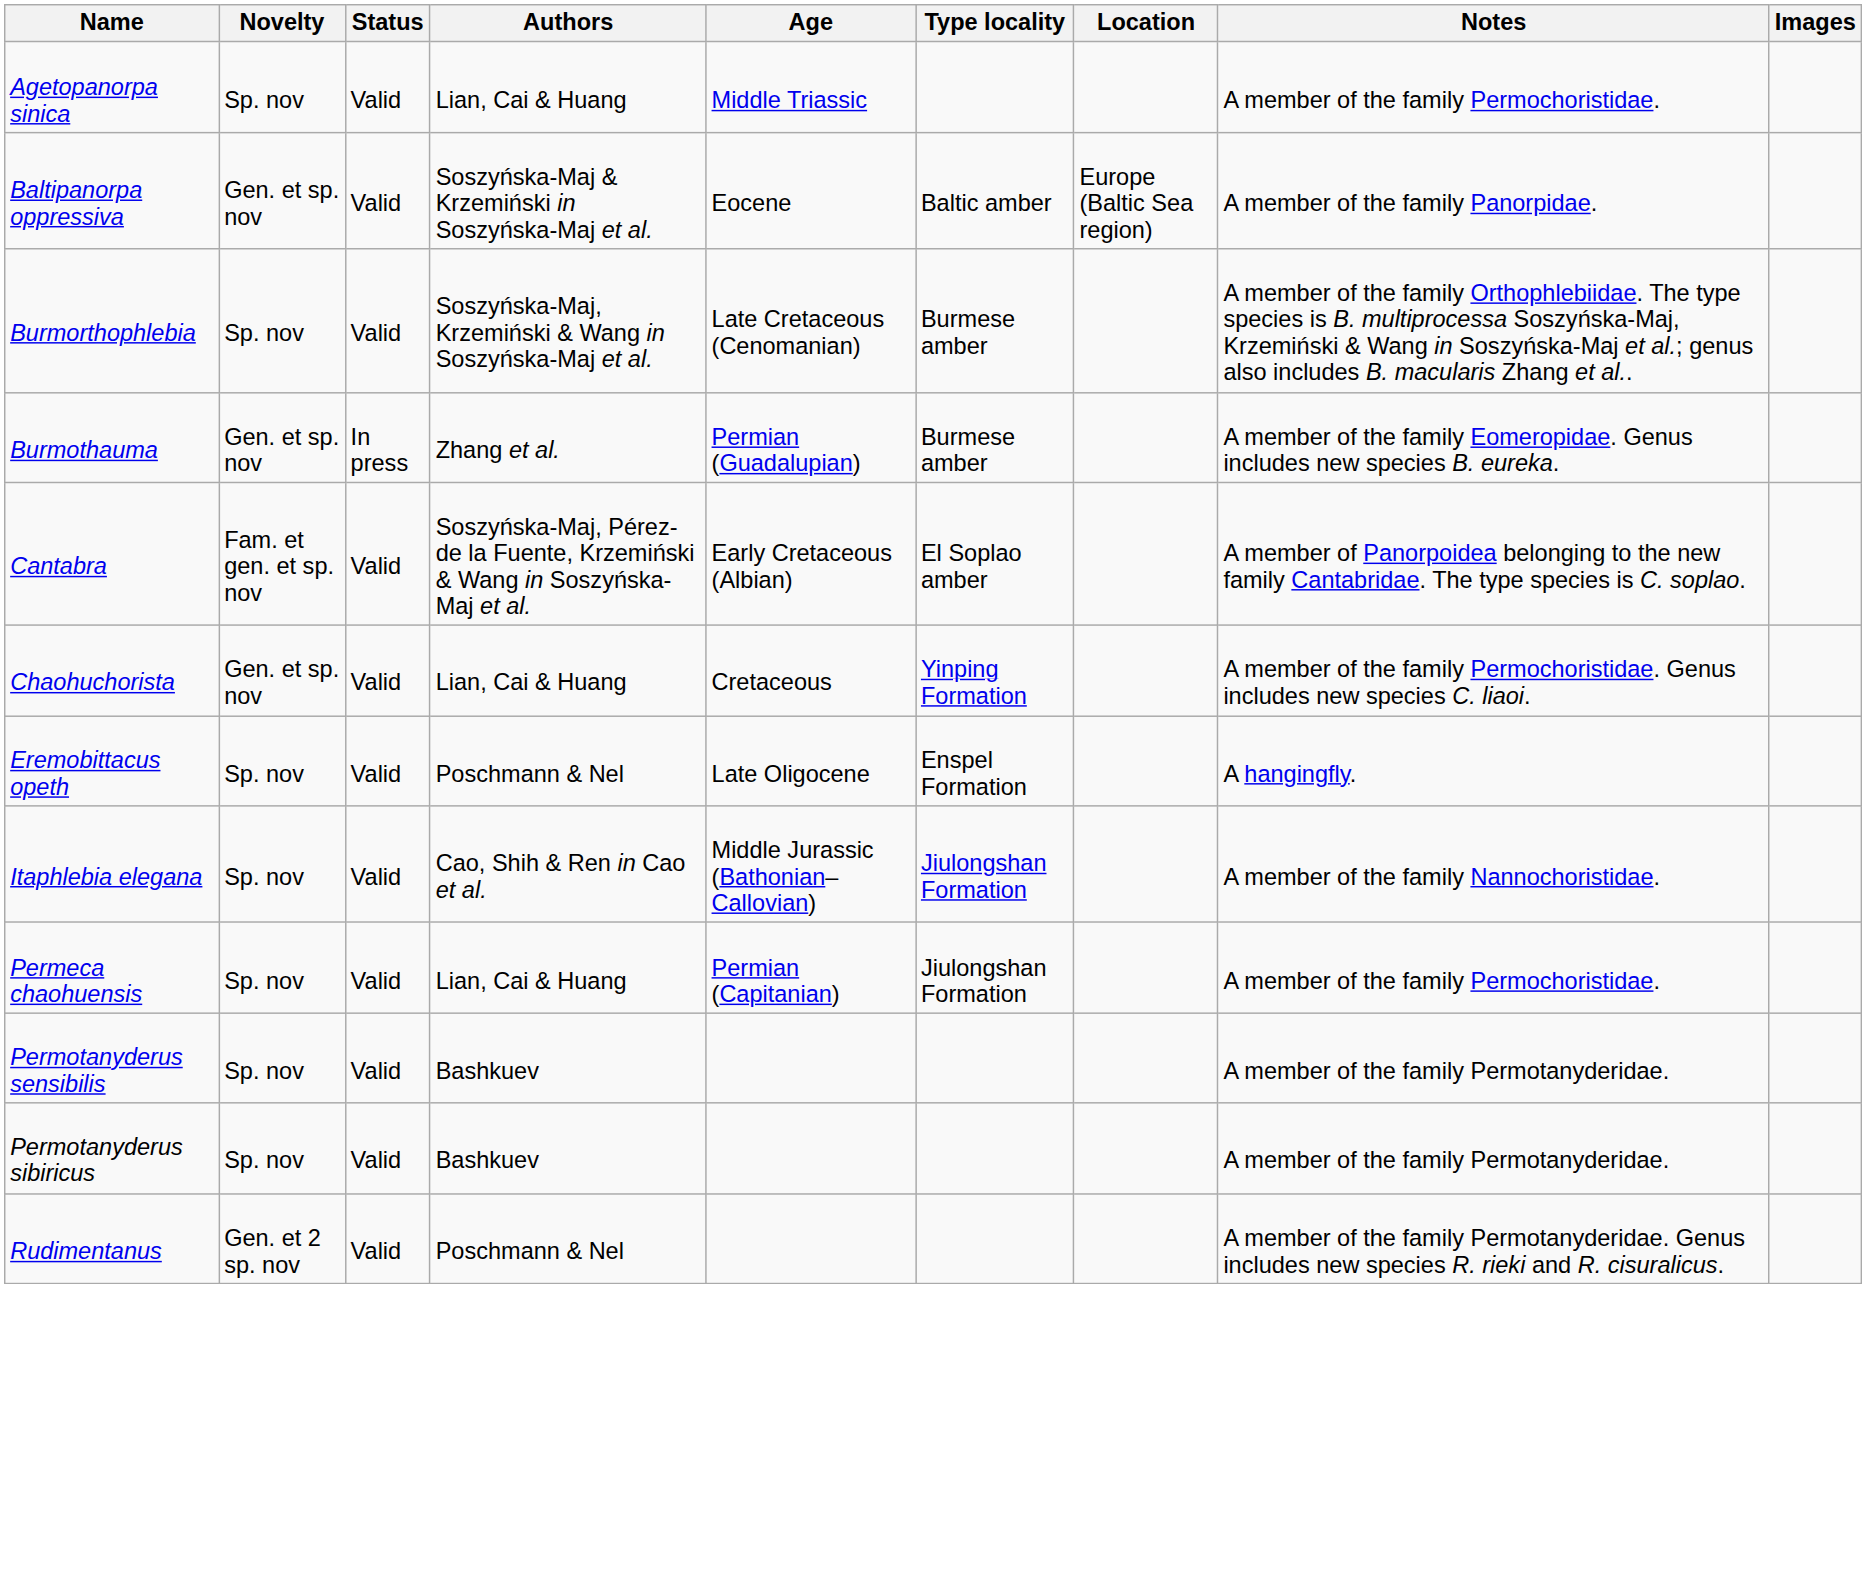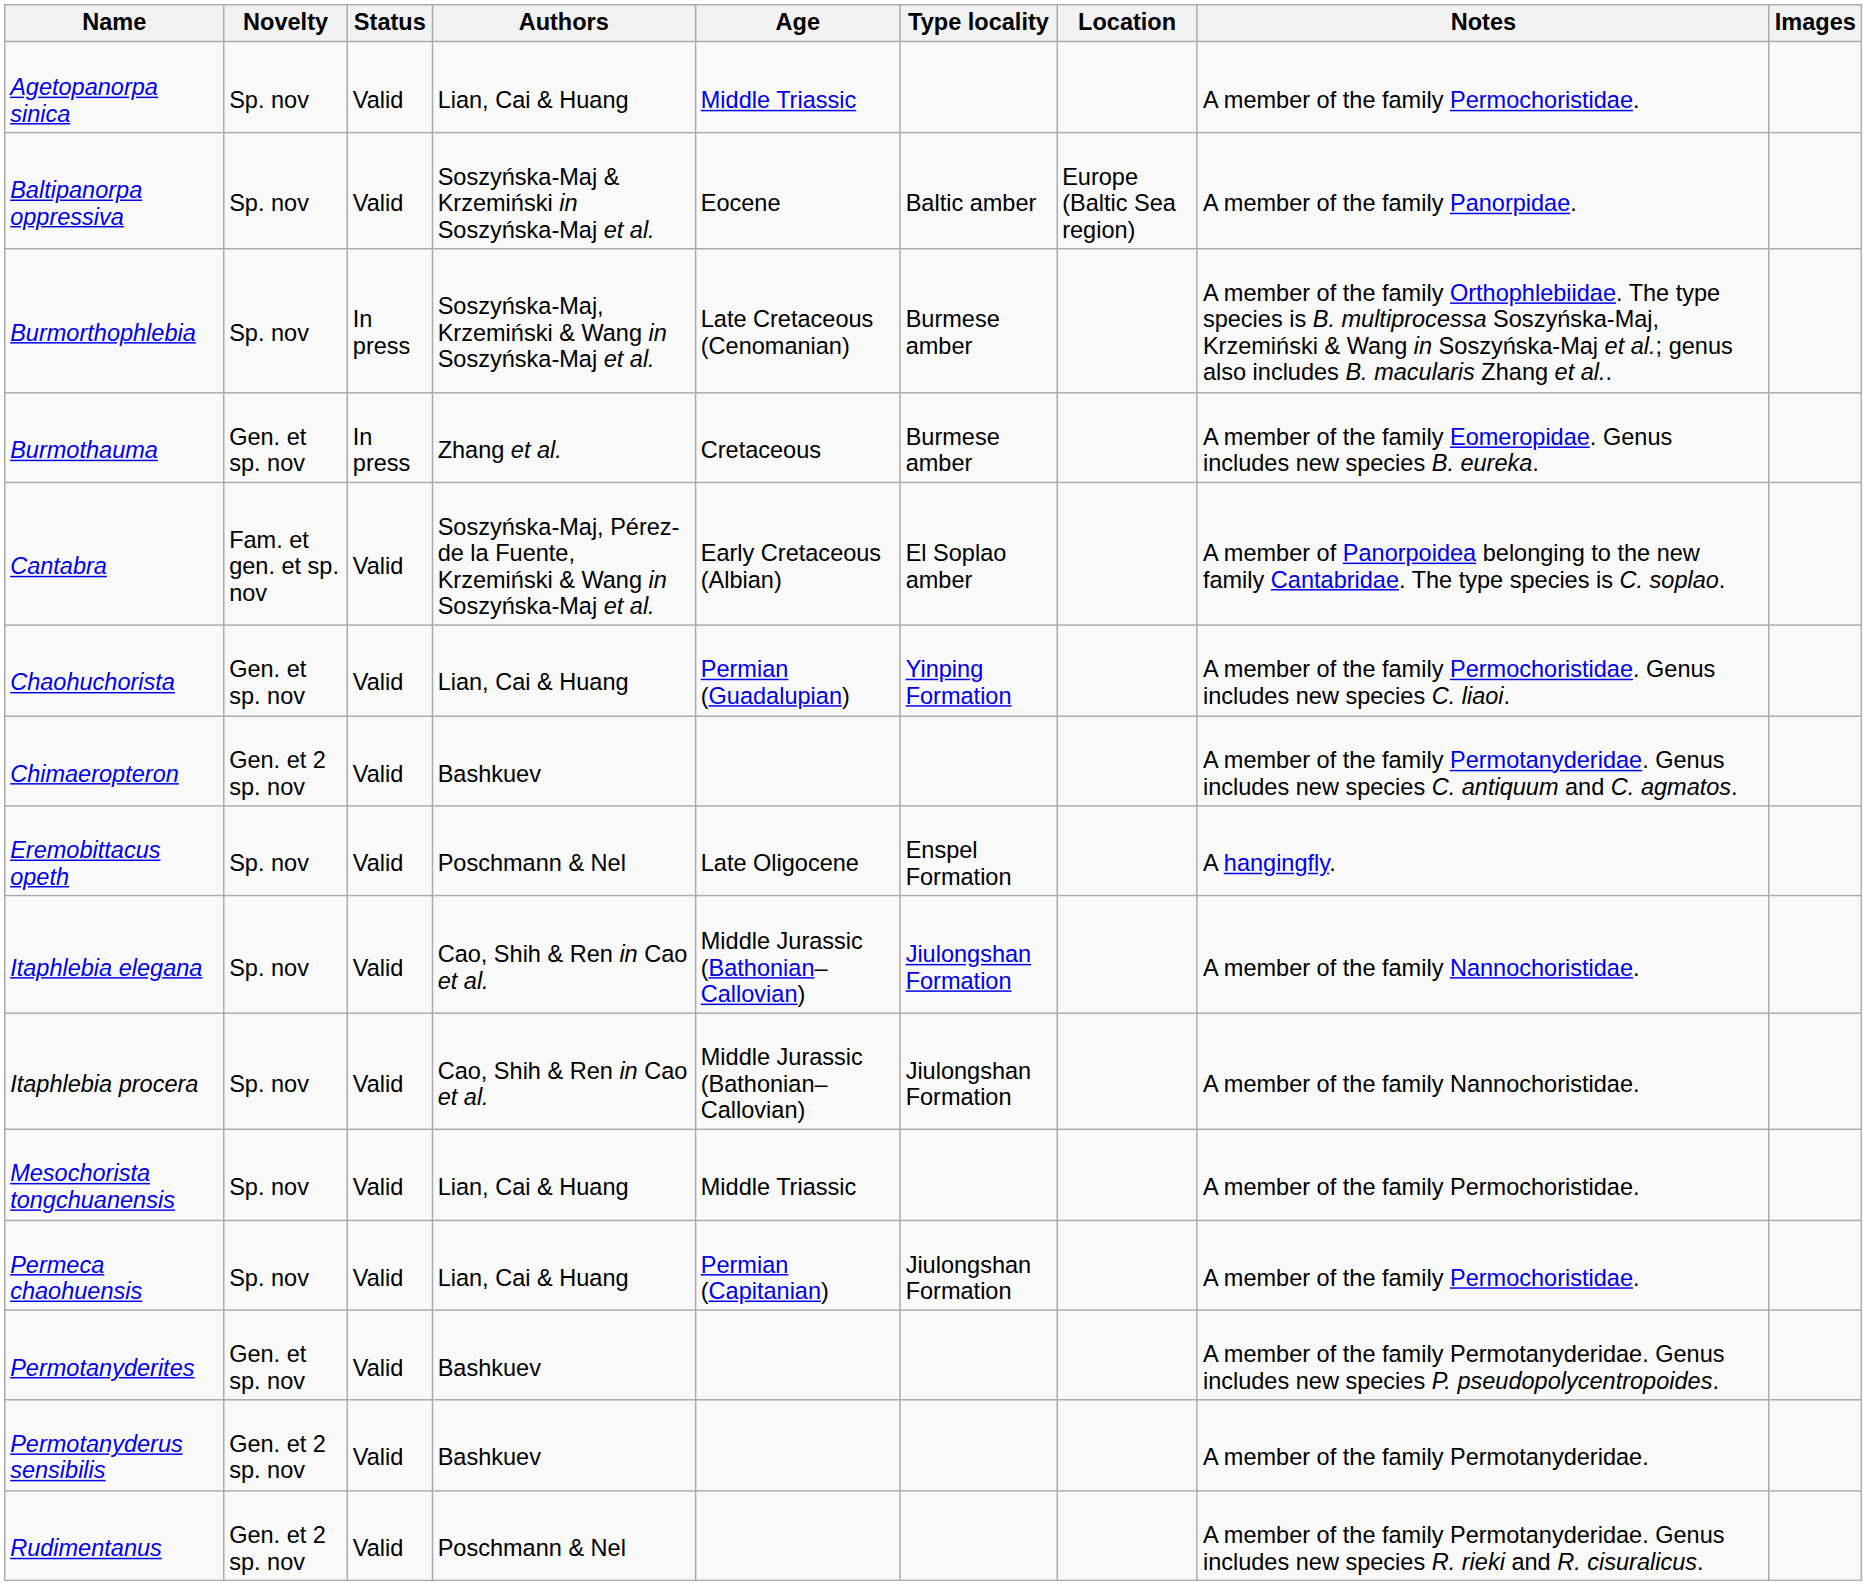(282, 203) Gen. et sp. nov -> (269, 203) Sp. nov
(376, 333) Valid -> (382, 333) In press
(786, 450) Permian (Guadalupian) -> (761, 450) Cretaceous
(772, 683) Cretaceous -> (775, 683) Permian (Guadalupian)
+ row: (94, 773)
+ row: (104, 1084)
+ row: (93, 1187)
+ row: (102, 1368)
(264, 1070) Sp. nov -> (278, 1458) Gen. et 2 sp. nov
- row: (96, 1161)
